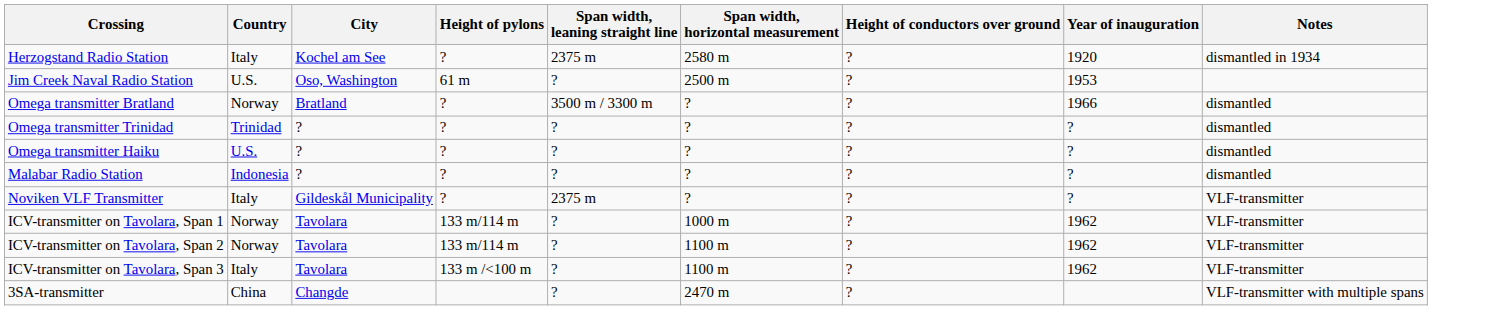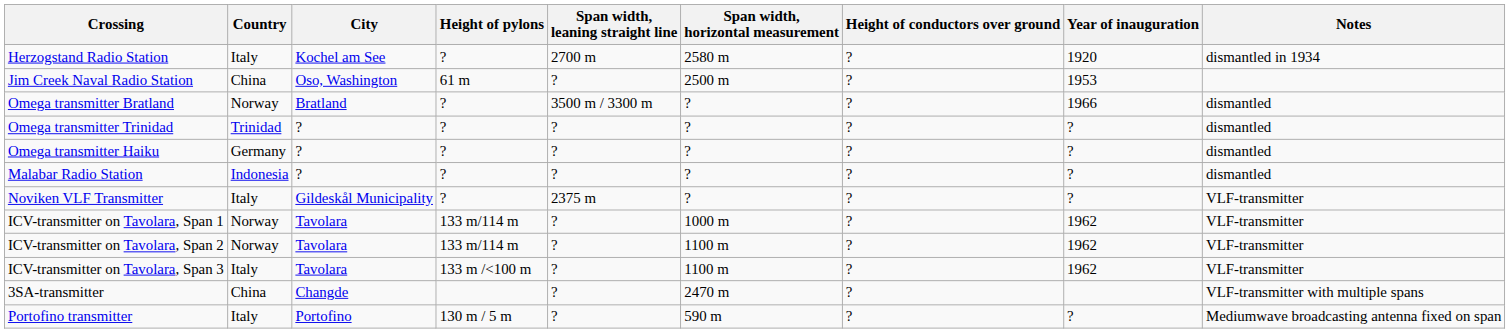(573, 56) 2375 m -> (573, 56) 2700 m
(244, 80) U.S. -> (248, 80) China
(244, 151) U.S. -> (258, 151) Germany
+ row: (70, 316)
